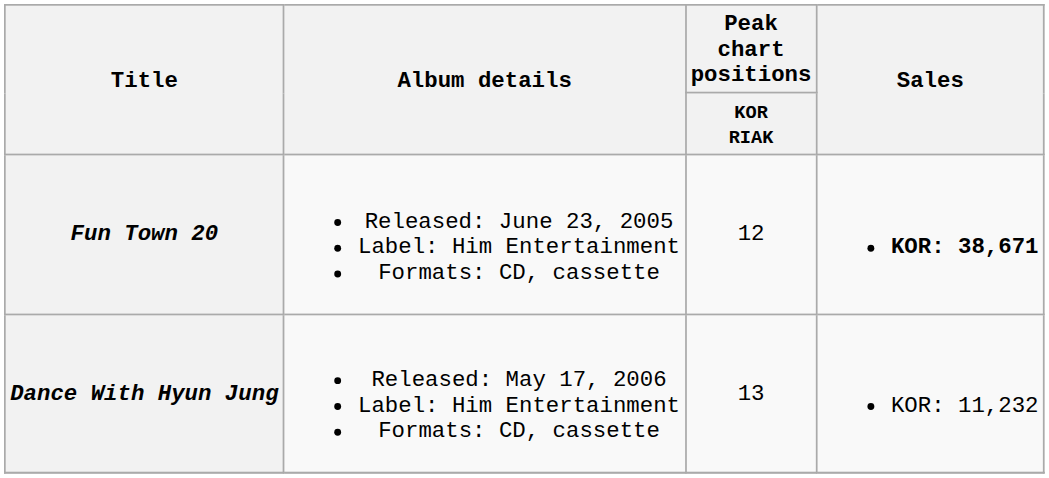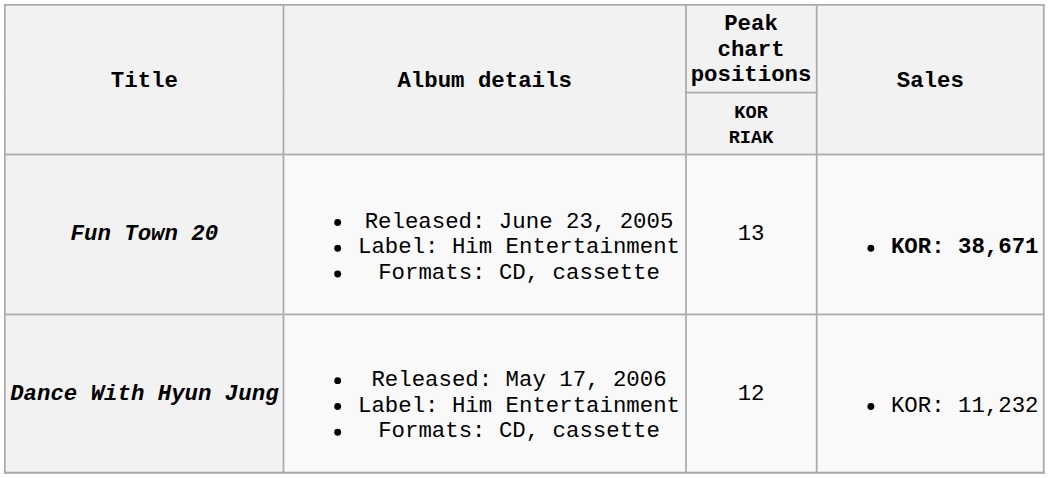(751, 234) 12 -> (751, 234) 13
(751, 393) 13 -> (751, 393) 12
